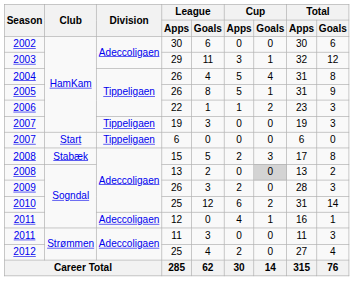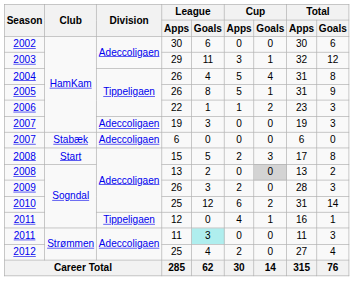(129, 124) Tippeligaen -> (129, 124) Adeccoligaen
(71, 140) Start -> (71, 140) Stabæk
(129, 140) Tippeligaen -> (129, 140) Adeccoligaen
(71, 156) Stabæk -> (71, 156) Start
(129, 220) Adeccoligaen -> (129, 220) Tippeligaen
(208, 236) no background -> (208, 236) paleturquoise background
